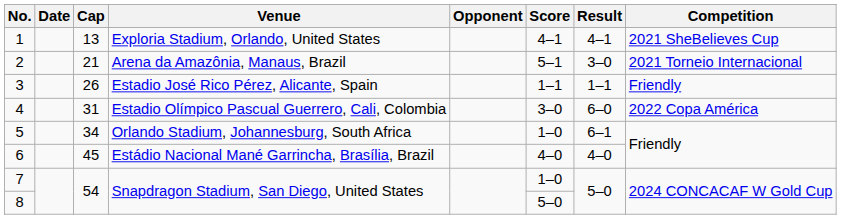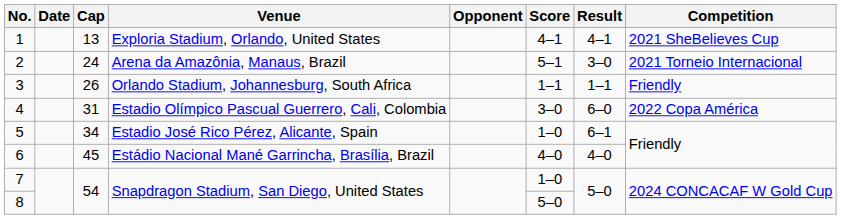(91, 62) 21 -> (91, 62) 24
(245, 86) Estadio José Rico Pérez, Alicante, Spain -> (261, 86) Orlando Stadium, Johannesburg, South Africa
(261, 132) Orlando Stadium, Johannesburg, South Africa -> (245, 132) Estadio José Rico Pérez, Alicante, Spain
